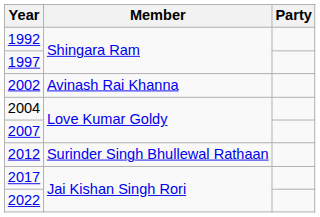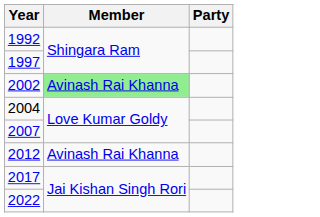(113, 85) no background -> (113, 85) lightgreen background
(158, 154) Surinder Singh Bhullewal Rathaan -> (113, 154) Avinash Rai Khanna
